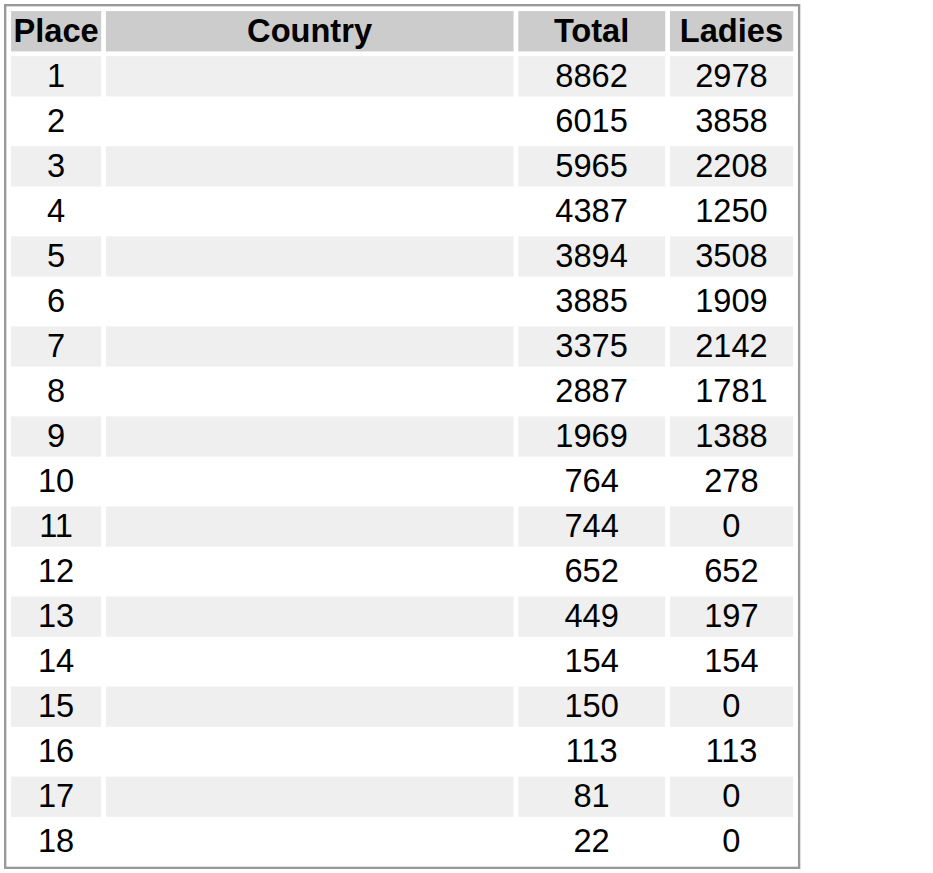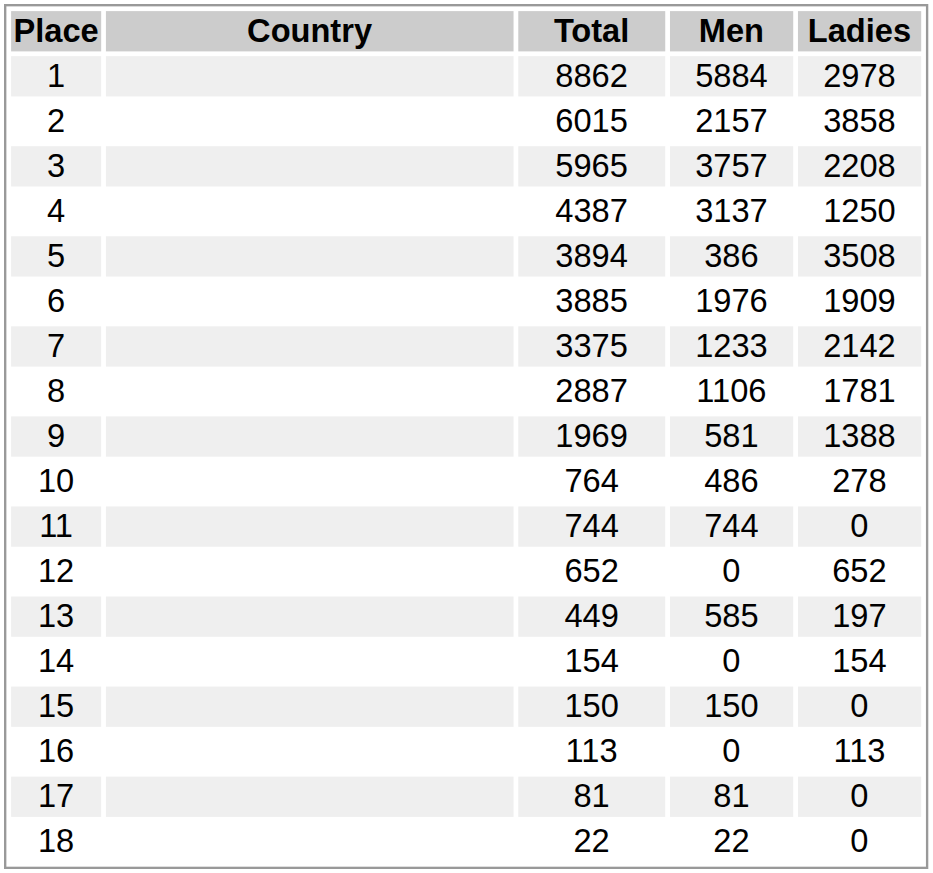+ column: (731, 31)
